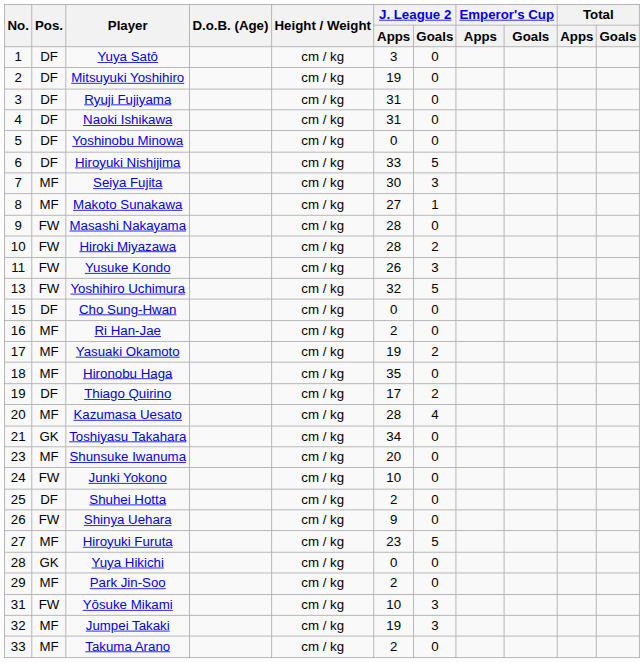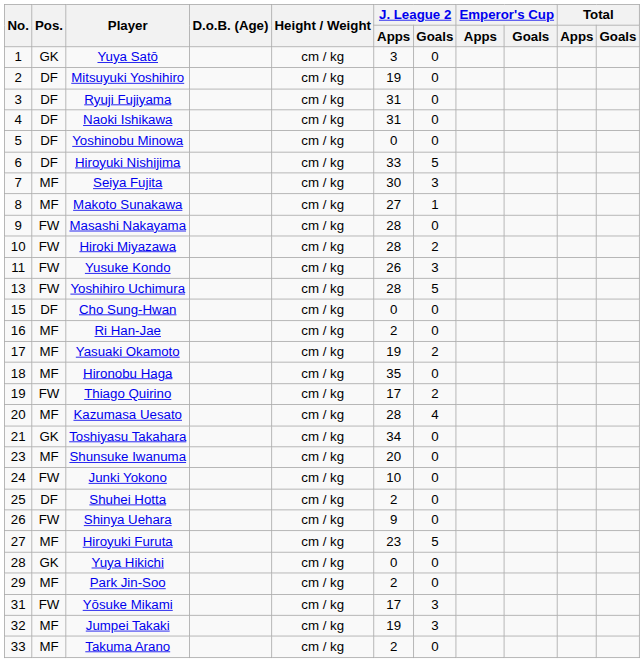(49, 57) DF -> (49, 57) GK
(394, 288) 32 -> (394, 288) 28
(49, 394) DF -> (49, 394) FW
(394, 604) 10 -> (394, 604) 17
